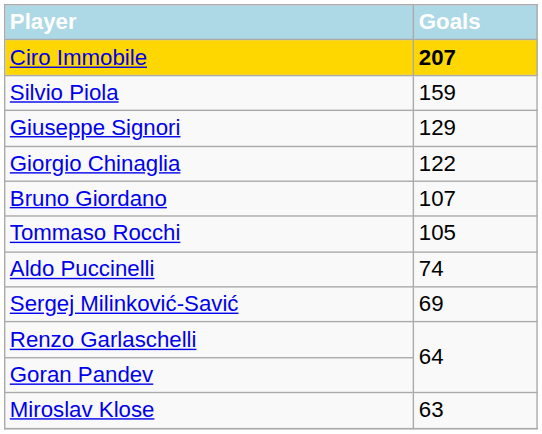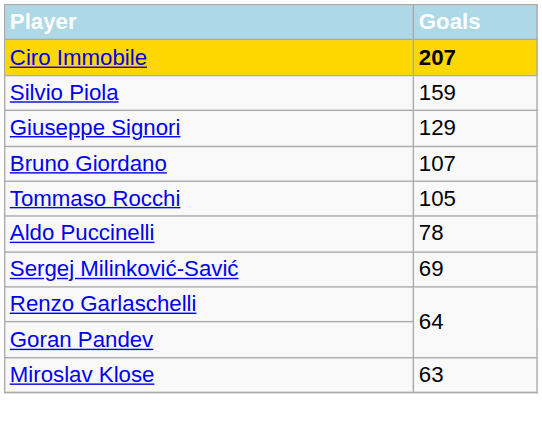- row: (95, 163)
(431, 269) 74 -> (431, 233) 78
